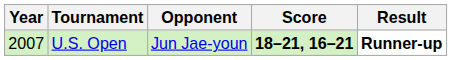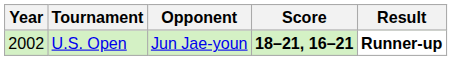(26, 43) 2007 -> (26, 43) 2002
